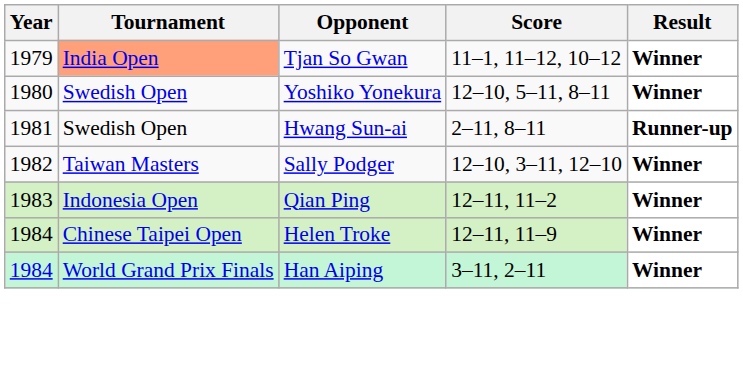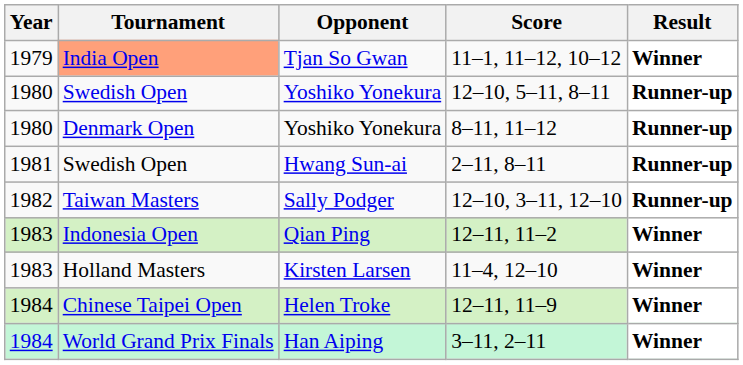(667, 93) Winner -> (682, 93) Runner-up
+ row: (504, 128)
(667, 164) Winner -> (682, 199) Runner-up
+ row: (504, 270)
